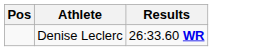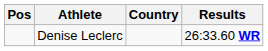+ column: (154, 14)
